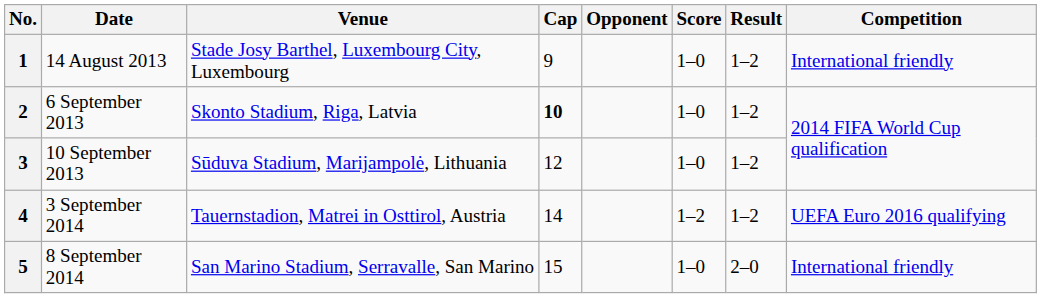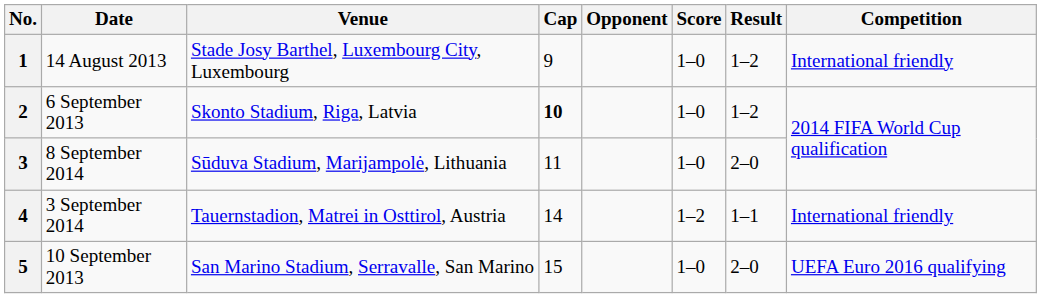(98, 163) 10 September 2013 -> (94, 163) 8 September 2014
(553, 163) 12 -> (553, 163) 11
(745, 163) 1–2 -> (745, 163) 2–0
(745, 215) 1–2 -> (745, 215) 1–1
(898, 215) UEFA Euro 2016 qualifying -> (872, 215) International friendly
(94, 266) 8 September 2014 -> (98, 266) 10 September 2013
(872, 266) International friendly -> (898, 266) UEFA Euro 2016 qualifying
